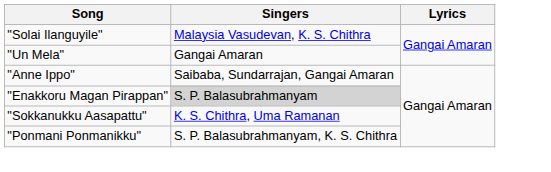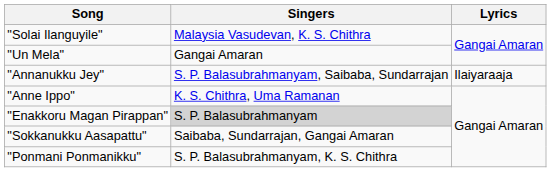+ row: (56, 75)
(284, 75) Saibaba, Sundarrajan, Gangai Amaran -> (257, 95) K. S. Chithra, Uma Ramanan
(257, 116) K. S. Chithra, Uma Ramanan -> (284, 136) Saibaba, Sundarrajan, Gangai Amaran
